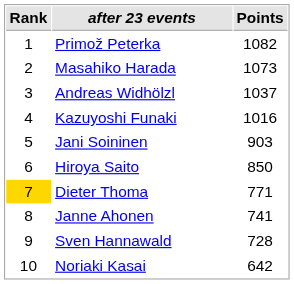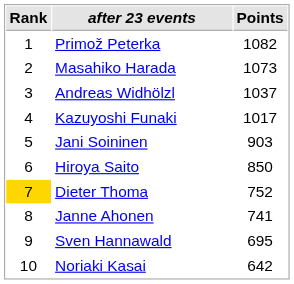(260, 118) 1016 -> (260, 118) 1017
(260, 192) 771 -> (260, 192) 752
(260, 241) 728 -> (260, 241) 695
